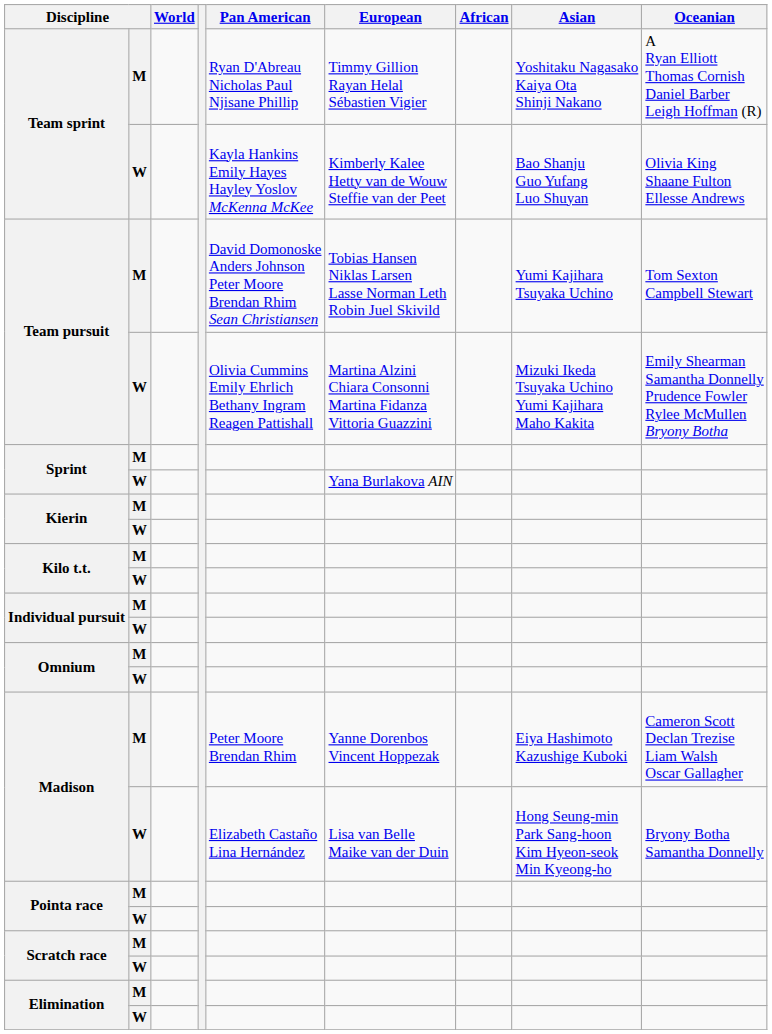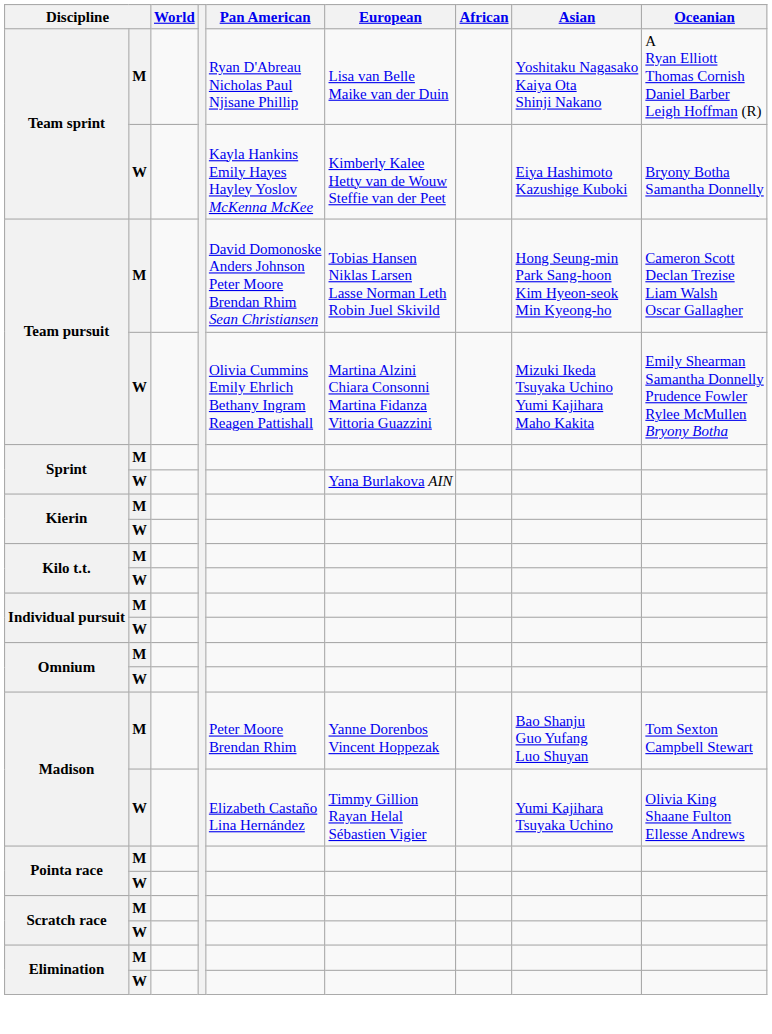(378, 85) Timmy Gillion Rayan Helal Sébastien Vigier -> (389, 85) Lisa van Belle Maike van der Duin
(552, 180) Bao Shanju Guo Yufang Luo Shuyan -> (571, 180) Eiya Hashimoto Kazushige Kuboki
(695, 180) Olivia King Shaane Fulton Ellesse Andrews -> (705, 180) Bryony Botha Samantha Donnelly
(564, 284) Yumi Kajihara Tsuyaka Uchino -> (567, 284) Hong Seung-min Park Sang-hoon Kim Hyeon-seok Min Kyeong-ho
(699, 284) Tom Sexton Campbell Stewart -> (694, 284) Cameron Scott Declan Trezise Liam Walsh Oscar Gallagher
(571, 747) Eiya Hashimoto Kazushige Kuboki -> (552, 738) Bao Shanju Guo Yufang Luo Shuyan
(694, 747) Cameron Scott Declan Trezise Liam Walsh Oscar Gallagher -> (699, 738) Tom Sexton Campbell Stewart
(389, 842) Lisa van Belle Maike van der Duin -> (378, 816) Timmy Gillion Rayan Helal Sébastien Vigier
(567, 842) Hong Seung-min Park Sang-hoon Kim Hyeon-seok Min Kyeong-ho -> (564, 816) Yumi Kajihara Tsuyaka Uchino
(705, 842) Bryony Botha Samantha Donnelly -> (695, 816) Olivia King Shaane Fulton Ellesse Andrews
